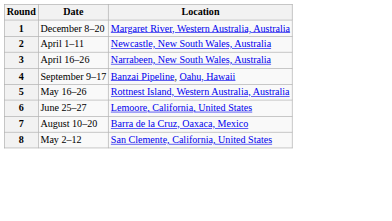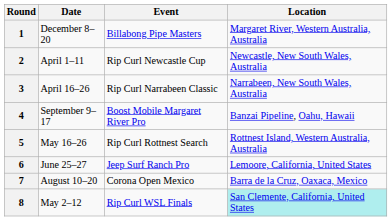+ column: (166, 12)
(191, 140) no background -> (297, 202) paleturquoise background
